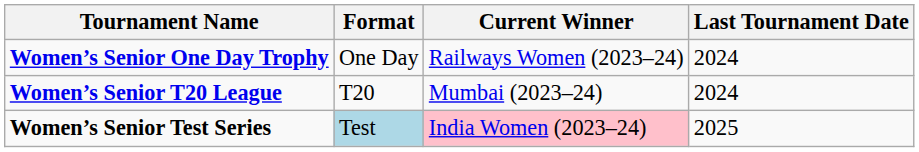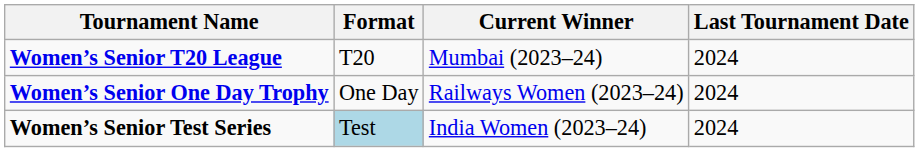rows swapped: (146, 92) <-> (169, 57)
(538, 127) pink background -> (538, 127) no background
(716, 127) 2025 -> (716, 127) 2024
